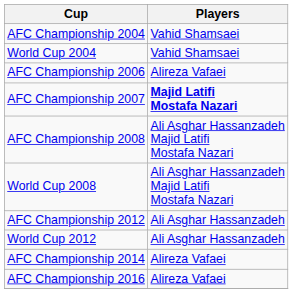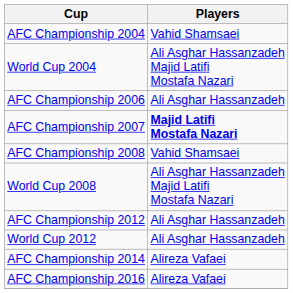(195, 53) Vahid Shamsaei -> (218, 67) Ali Asghar Hassanzadeh Majid Latifi Mostafa Nazari
(188, 72) Alireza Vafaei -> (218, 100) Ali Asghar Hassanzadeh
(218, 139) Ali Asghar Hassanzadeh Majid Latifi Mostafa Nazari -> (195, 153) Vahid Shamsaei
